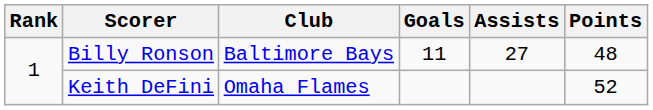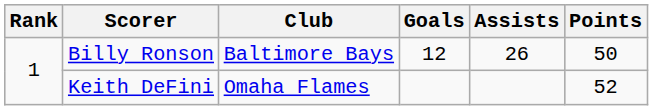(434, 54) 11 -> (434, 54) 12
(517, 54) 27 -> (517, 54) 26
(606, 54) 48 -> (606, 54) 50
